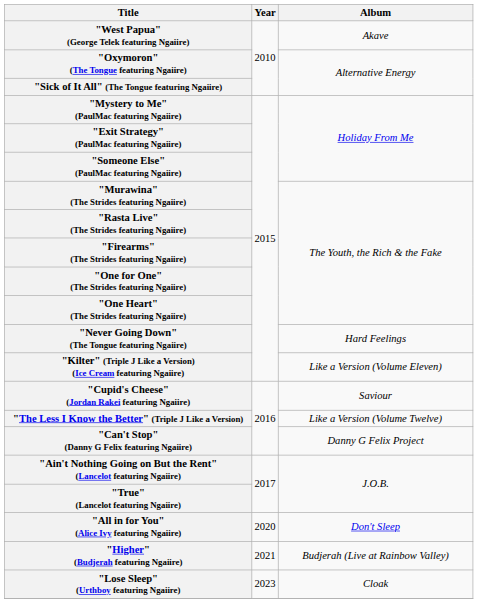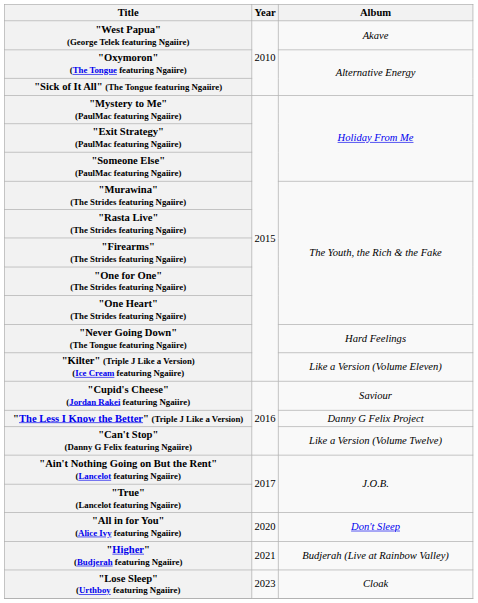(376, 418) Like a Version (Volume Twelve) -> (376, 418) Danny G Felix Project
(376, 441) Danny G Felix Project -> (376, 441) Like a Version (Volume Twelve)
